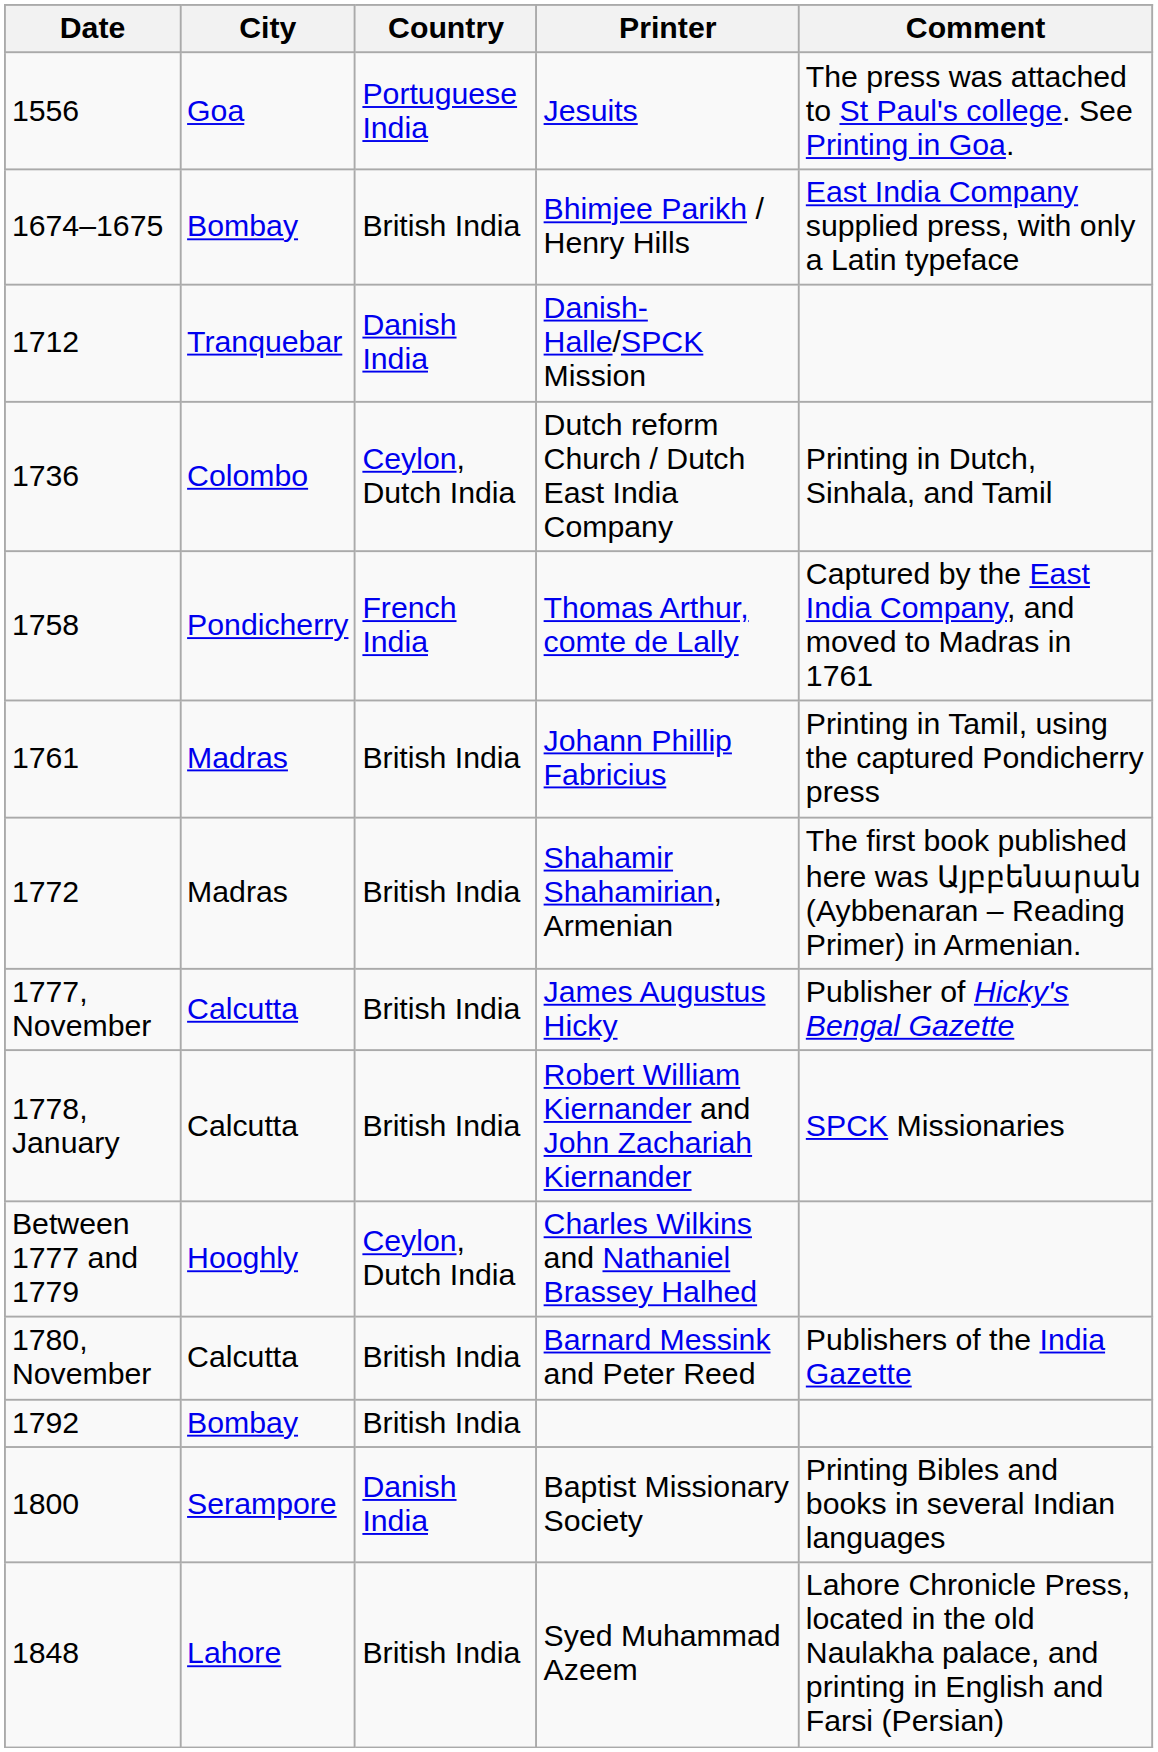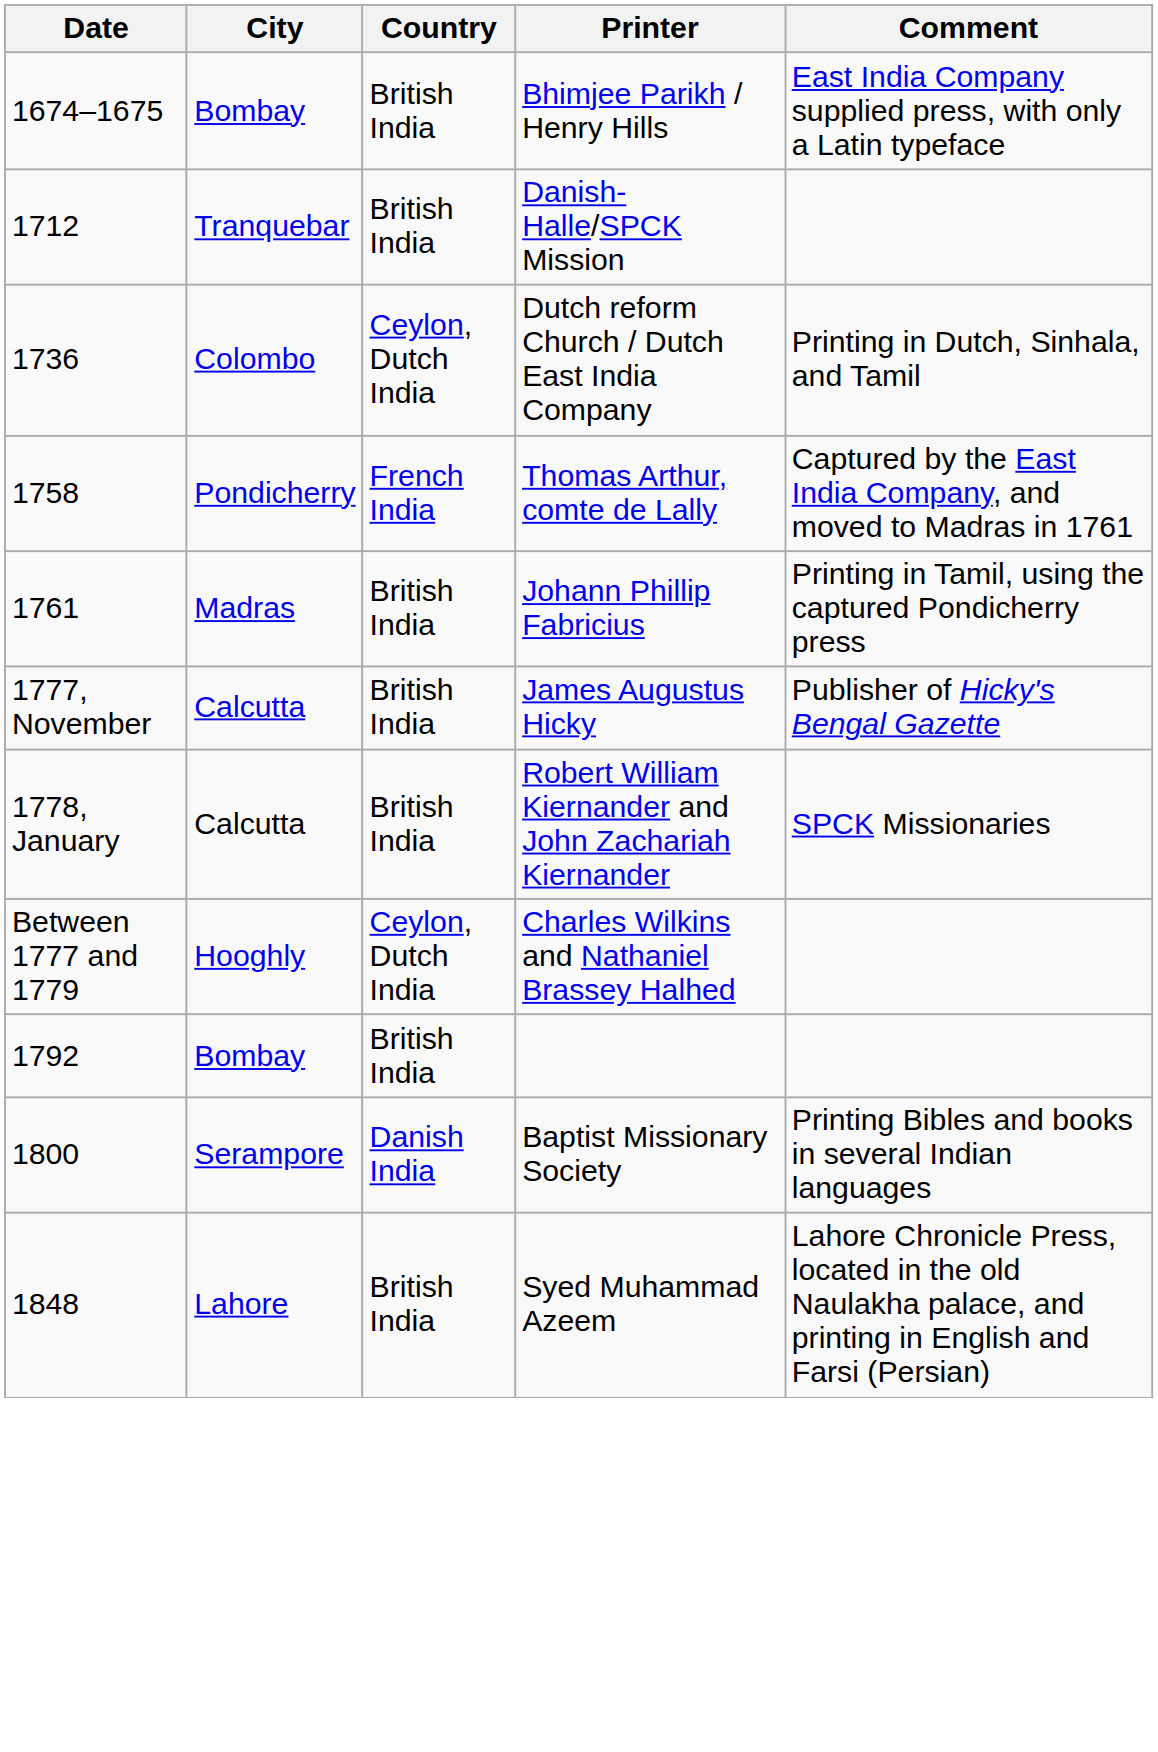- row: (591, 110)
(409, 342) Danish India -> (412, 226) British India
- row: (633, 892)
- row: (657, 1357)
